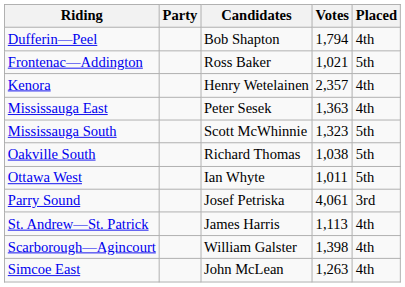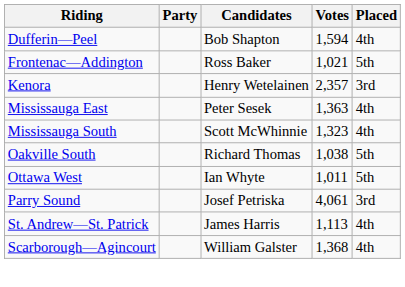(332, 39) 1,794 -> (332, 39) 1,594
(365, 85) 4th -> (365, 85) 3rd
(365, 131) 5th -> (365, 131) 4th
(332, 246) 1,398 -> (332, 246) 1,368
- row: (44, 270)
